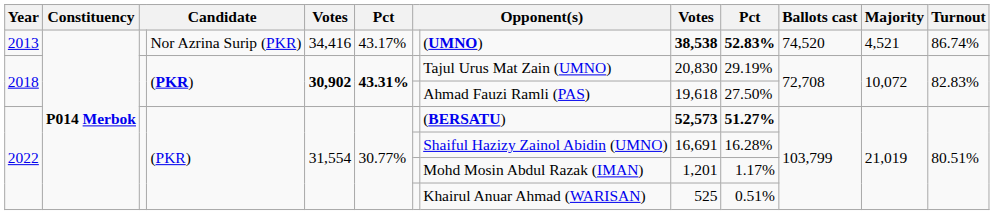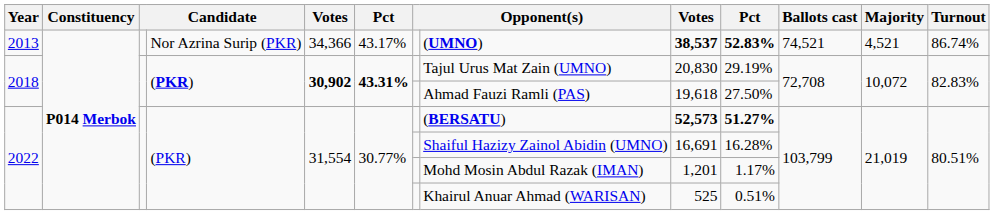(330, 42) 34,416 -> (330, 42) 34,366
(696, 42) 38,538 -> (696, 42) 38,537
(803, 42) 74,520 -> (803, 42) 74,521
